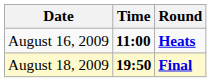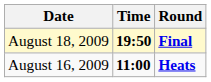rows swapped: (58, 40) <-> (58, 64)
